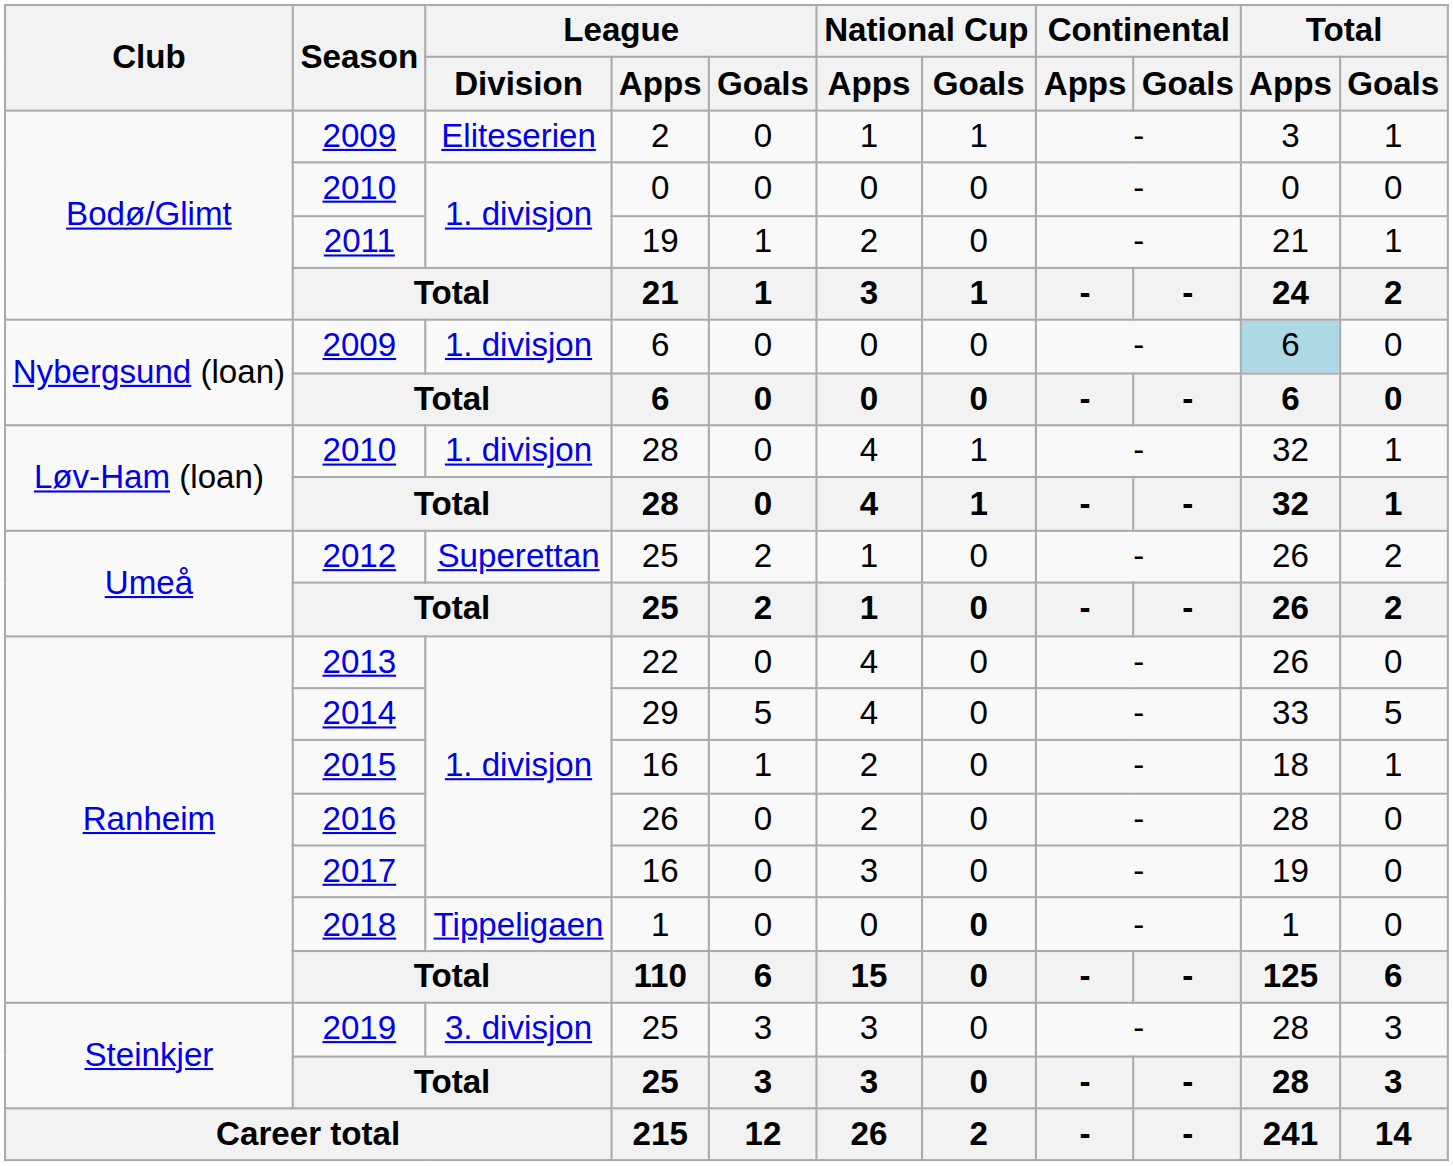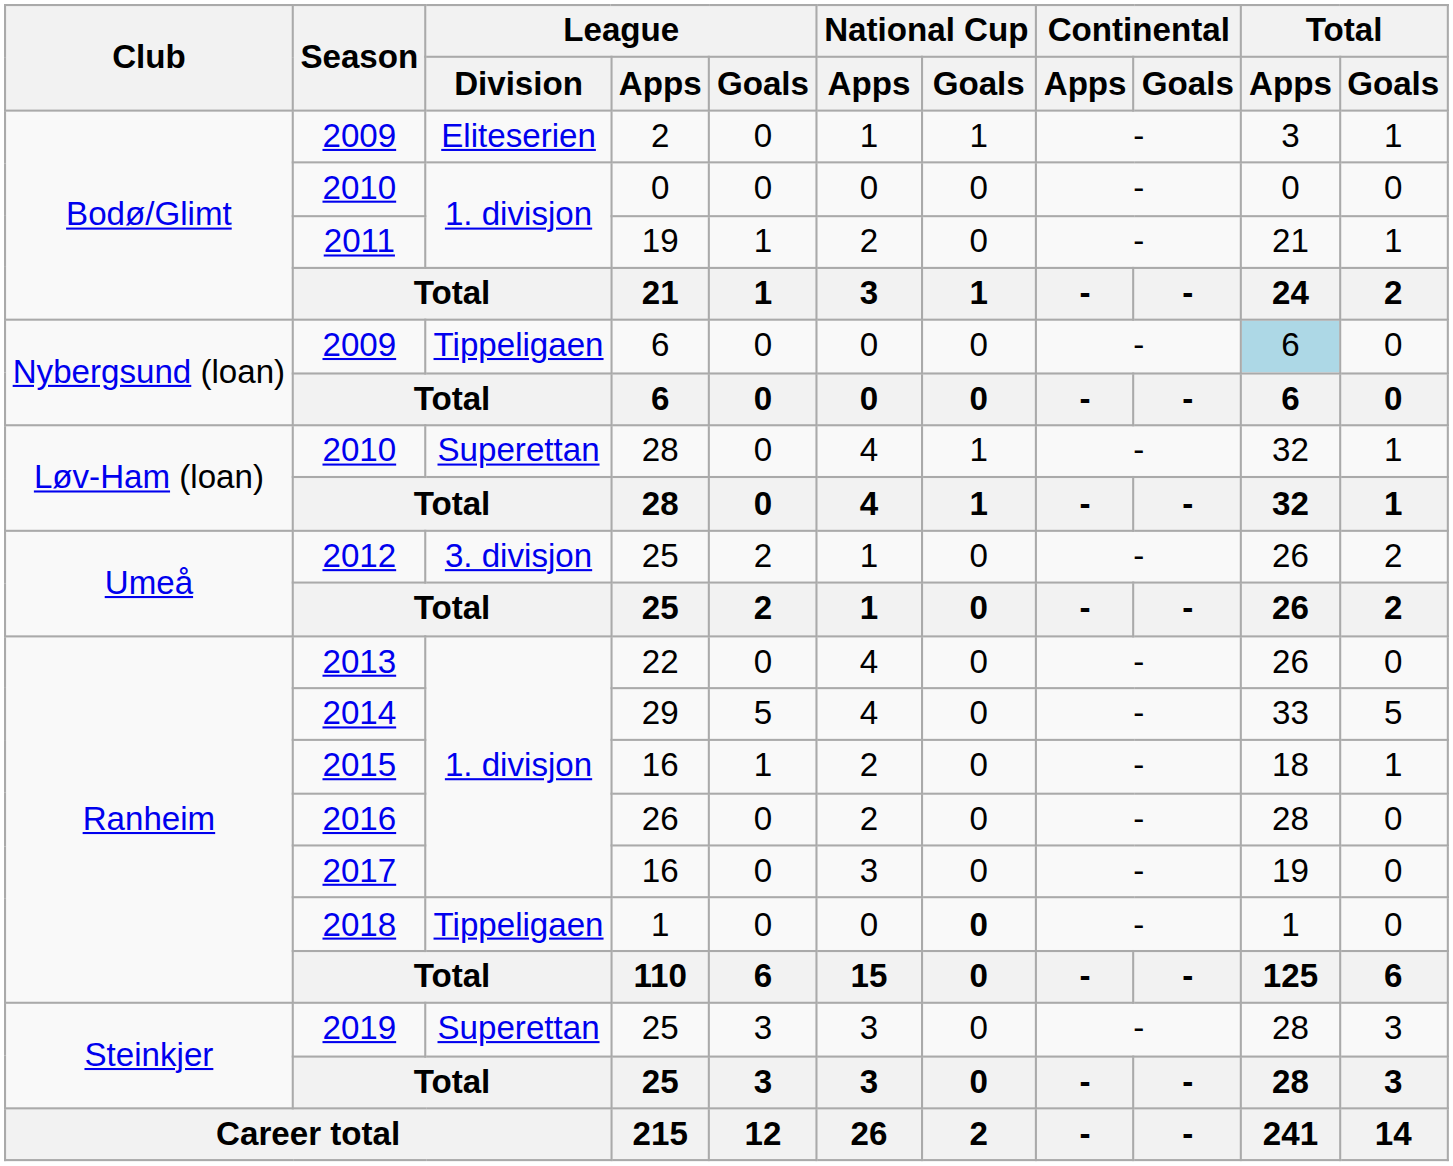(519, 345) 1. divisjon -> (519, 345) Tippeligaen
(519, 450) 1. divisjon -> (519, 450) Superettan
(519, 556) Superettan -> (519, 556) 3. divisjon
(519, 1028) 3. divisjon -> (519, 1028) Superettan
